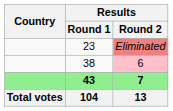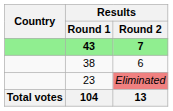rows swapped: (89, 81) <-> (89, 47)
(140, 64) pink background -> (140, 64) no background
